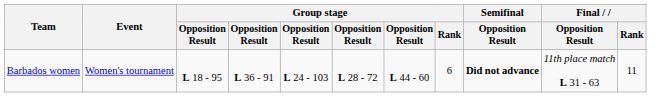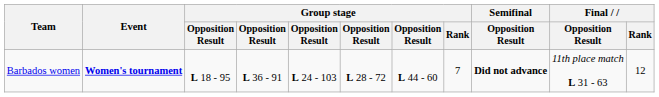(129, 71) normal -> (134, 71) bold
(449, 71) 6 -> (458, 71) 7
(632, 71) 11 -> (640, 71) 12
